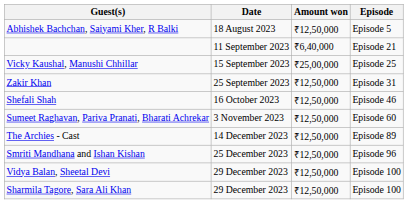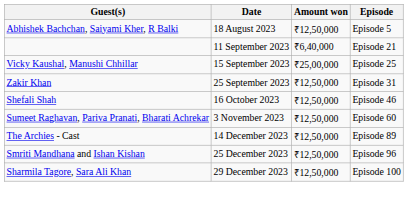- row: (58, 172)
